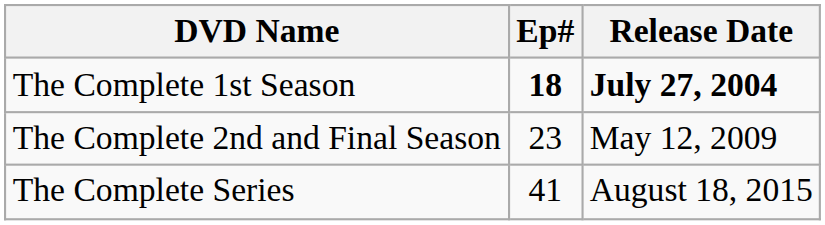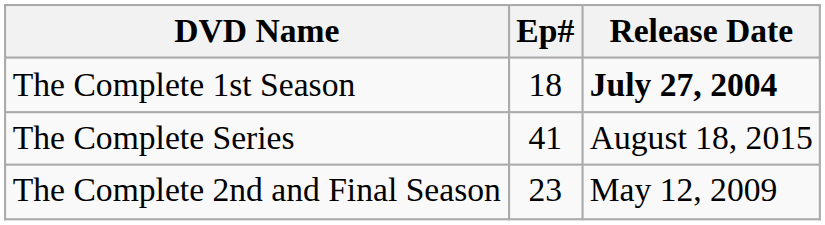(545, 84) bold -> (545, 84) normal
rows swapped: (257, 137) <-> (154, 191)
